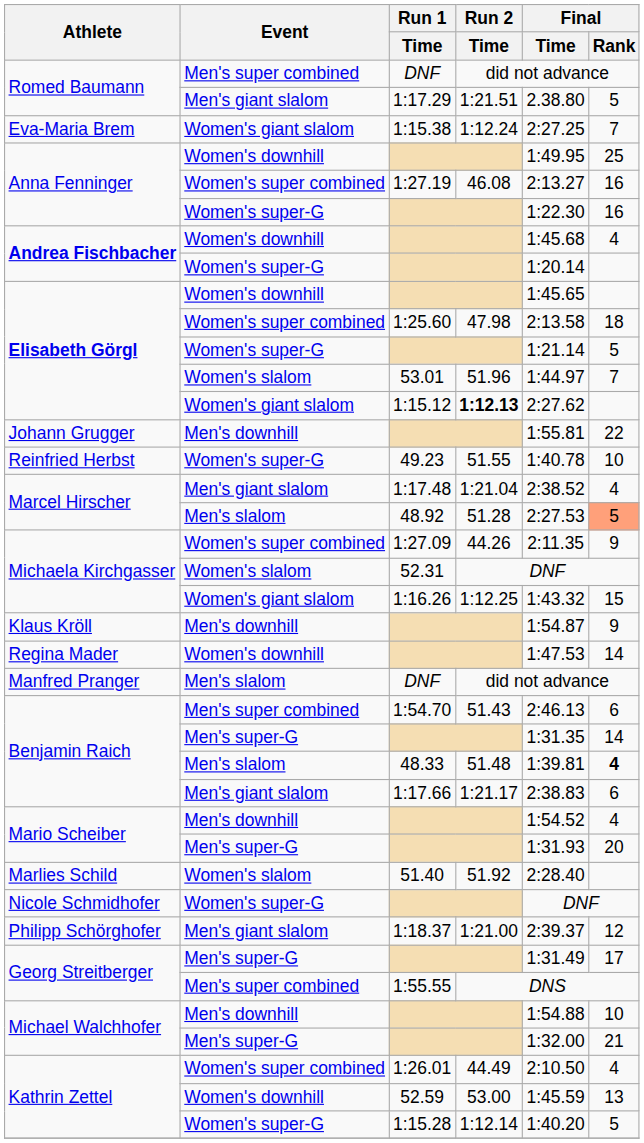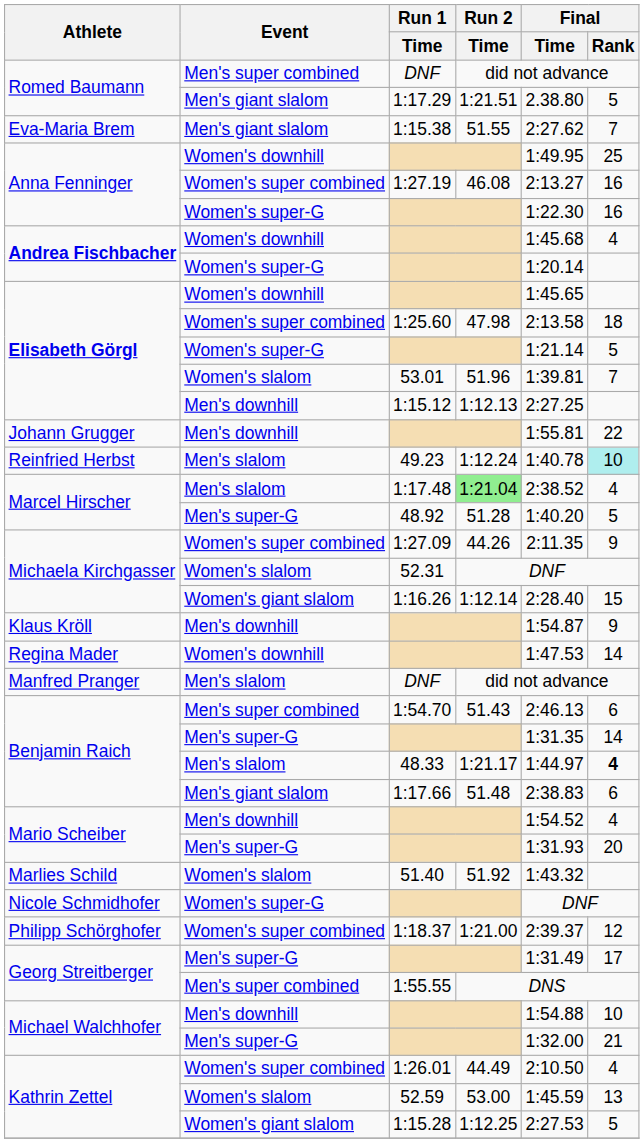(269, 128) Women's giant slalom -> (256, 128) Men's giant slalom
(489, 128) 1:12.24 -> (488, 128) 51.55
(556, 128) 2:27.25 -> (555, 128) 2:27.62
(556, 377) 1:44.97 -> (555, 377) 1:39.81
(269, 405) Women's giant slalom -> (241, 405) Men's downhill
(489, 405) bold -> (488, 405) normal
(556, 405) 2:27.62 -> (555, 405) 2:27.25
(254, 460) Women's super-G -> (235, 460) Men's slalom
(489, 460) 51.55 -> (488, 460) 1:12.24
(614, 460) no background -> (613, 460) paleturquoise background
(256, 488) Men's giant slalom -> (235, 488) Men's slalom
(489, 488) no background -> (488, 488) lightgreen background
(235, 516) Men's slalom -> (241, 516) Men's super-G
(556, 516) 2:27.53 -> (555, 516) 1:40.20
(614, 516) lightsalmon background -> (613, 516) no background
(489, 599) 1:12.25 -> (488, 599) 1:12.14
(556, 599) 1:43.32 -> (555, 599) 2:28.40
(489, 765) 51.48 -> (488, 765) 1:21.17
(556, 765) 1:39.81 -> (555, 765) 1:44.97
(489, 792) 1:21.17 -> (488, 792) 51.48
(556, 875) 2:28.40 -> (555, 875) 1:43.32
(256, 931) Men's giant slalom -> (285, 931) Women's super combined
(254, 1097) Women's downhill -> (248, 1097) Women's slalom
(254, 1124) Women's super-G -> (269, 1124) Women's giant slalom
(489, 1124) 1:12.14 -> (488, 1124) 1:12.25
(556, 1124) 1:40.20 -> (555, 1124) 2:27.53
